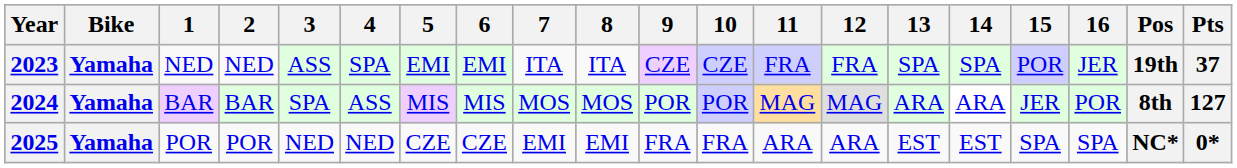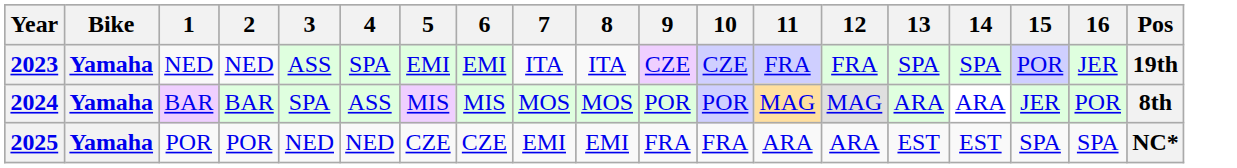- column: (1208, 24)
